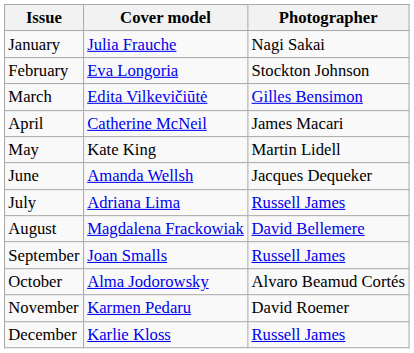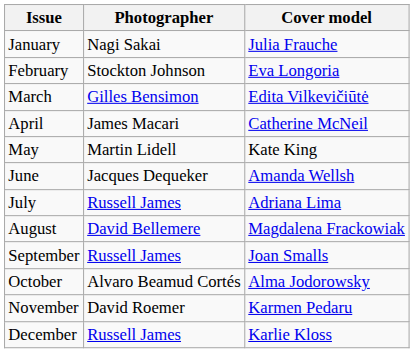columns swapped: (165, 17) <-> (328, 17)
